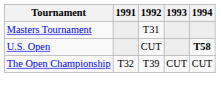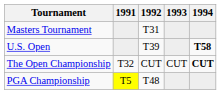(151, 47) CUT -> (151, 47) T39
(151, 64) T39 -> (151, 64) CUT
(202, 64) normal -> (203, 64) bold
+ row: (48, 81)
